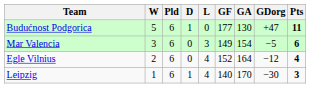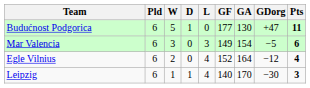columns swapped: (172, 12) <-> (154, 12)
